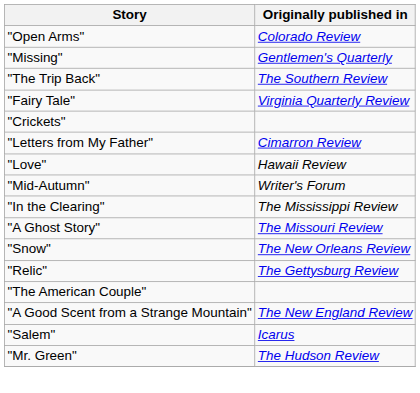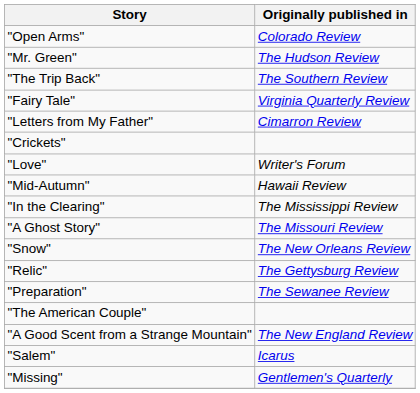rows swapped: (42, 356) <-> (35, 57)
rows swapped: (37, 121) <-> (80, 143)
(302, 164) Hawaii Review -> (302, 164) Writer's Forum
(302, 185) Writer's Forum -> (302, 185) Hawaii Review
+ row: (47, 292)
